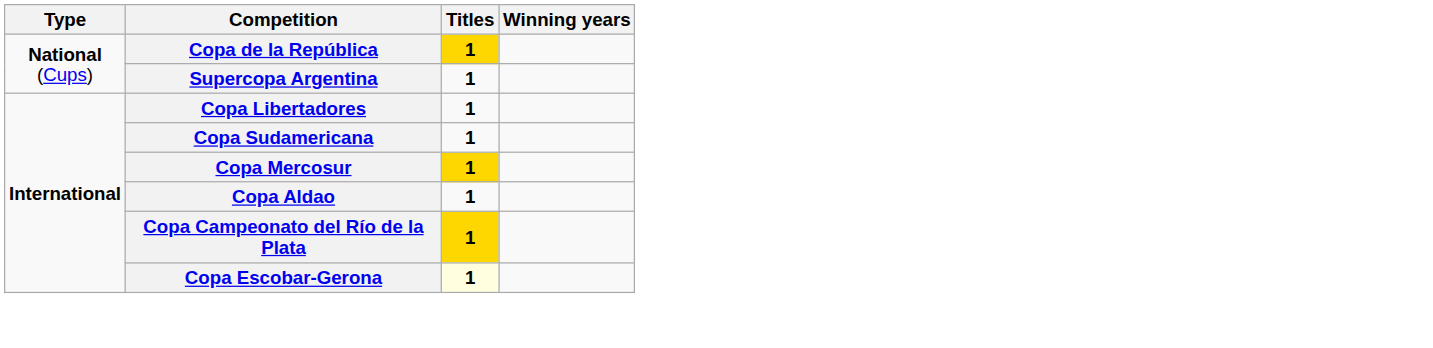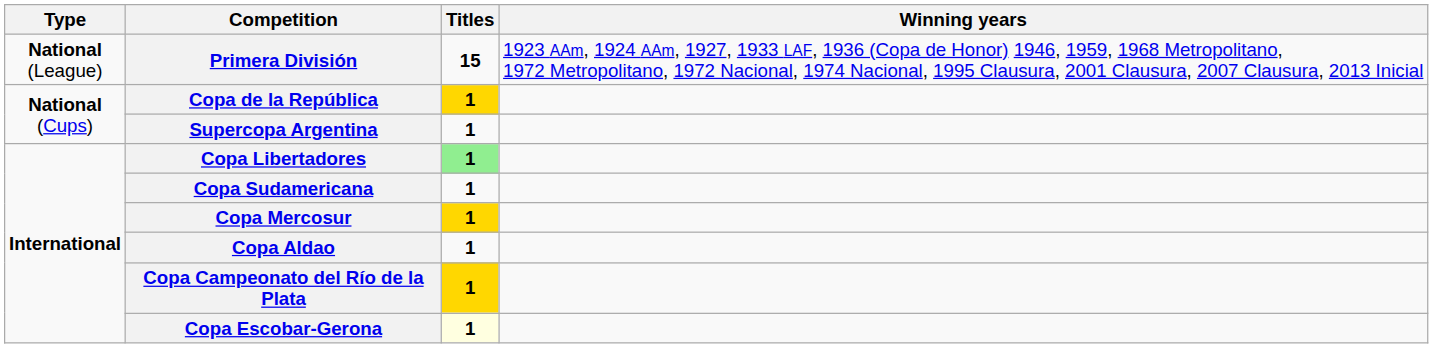+ row: (283, 60)
(470, 108) no background -> (470, 159) lightgreen background
